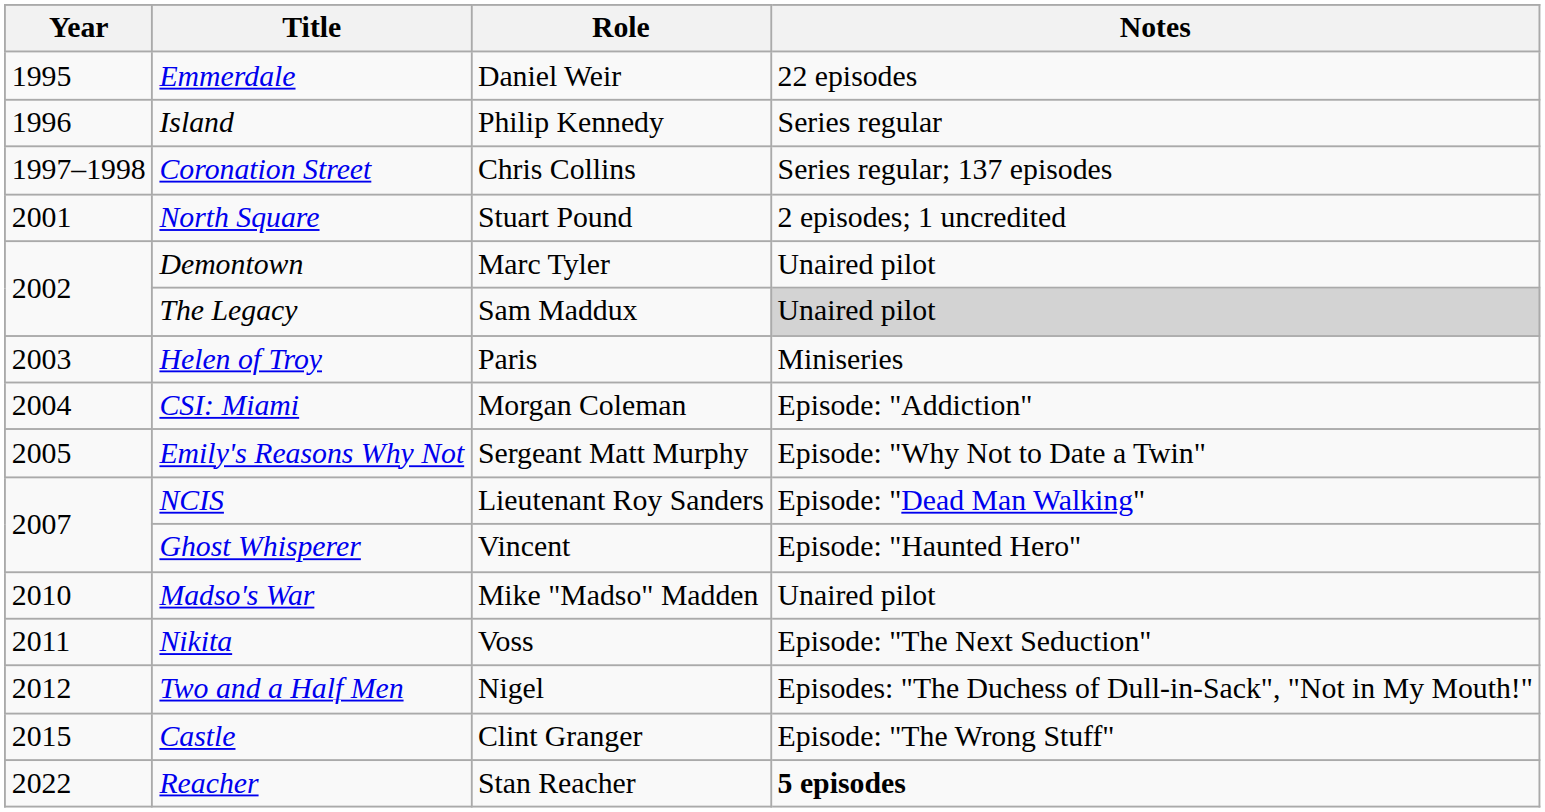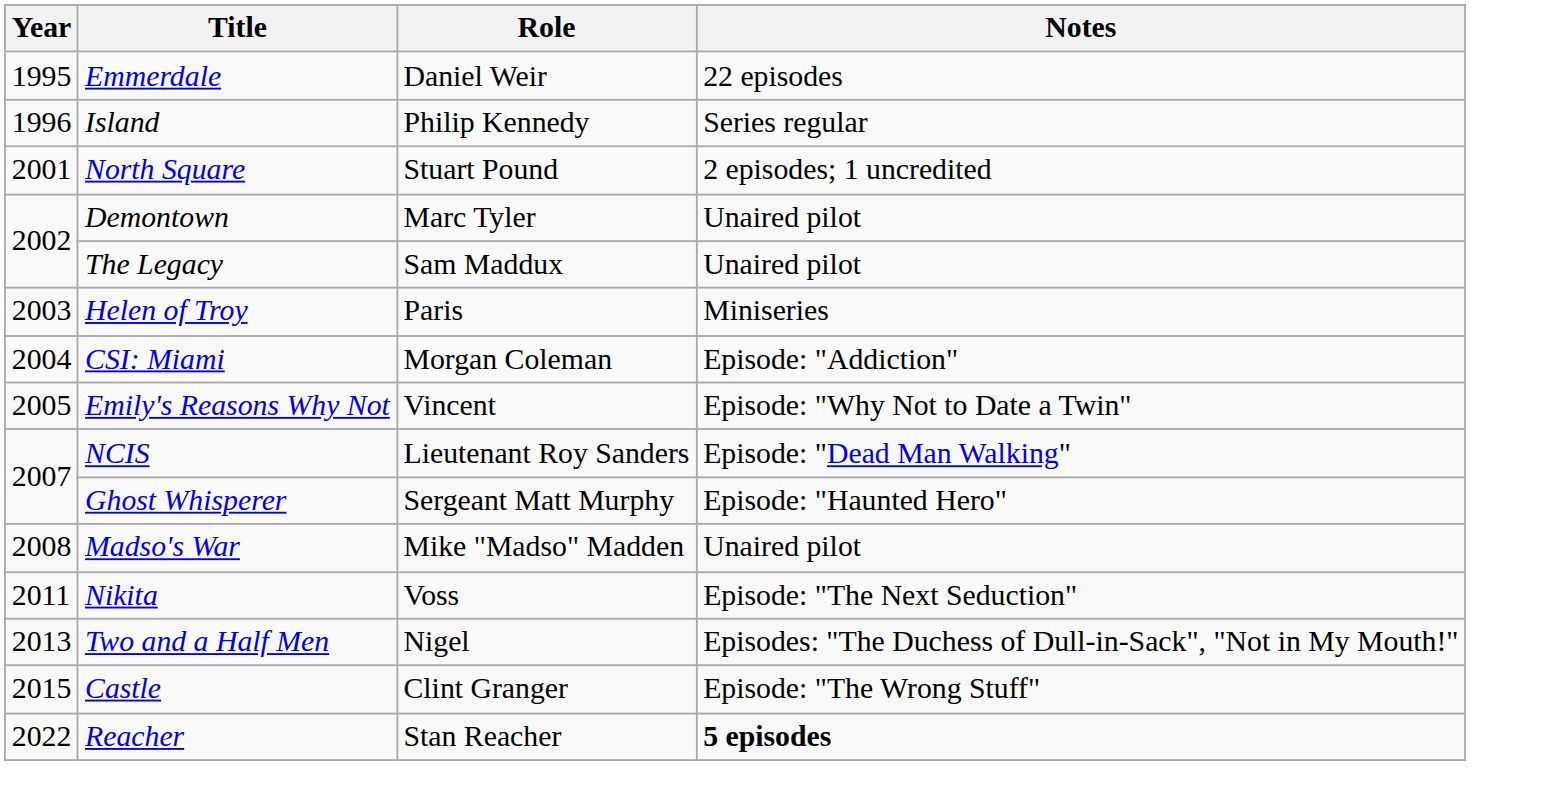- row: (265, 169)
(857, 311) lightgrey background -> (782, 264) no background
(613, 452) Sergeant Matt Murphy -> (450, 405) Vincent
(524, 547) Vincent -> (539, 500) Sergeant Matt Murphy
(42, 594) 2010 -> (42, 547) 2008
(42, 688) 2012 -> (42, 641) 2013
